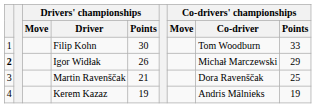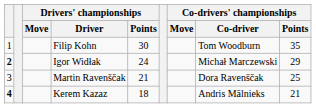(295, 45) 33 -> (295, 45) 35
(144, 61) 26 -> (144, 61) 24
(9, 94) normal -> (9, 94) bold
(144, 94) 19 -> (144, 94) 18
(295, 94) 19 -> (295, 94) 21
